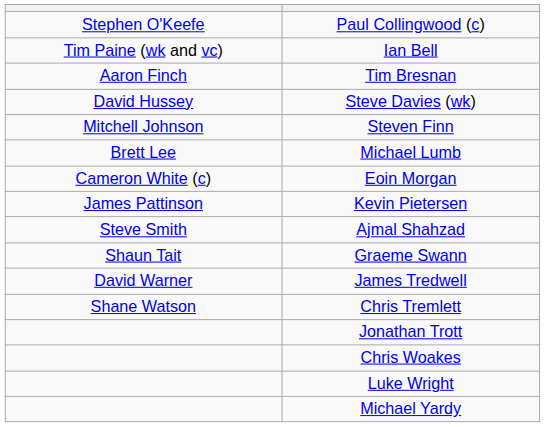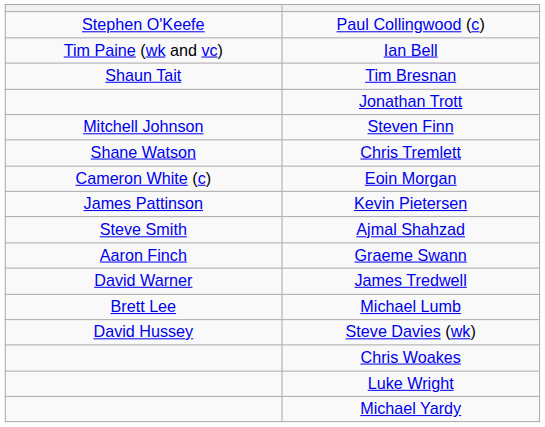(143, 76) Aaron Finch -> (143, 76) Shaun Tait
rows swapped: (411, 101) <-> (411, 332)
rows swapped: (411, 152) <-> (411, 306)
(143, 255) Shaun Tait -> (143, 255) Aaron Finch
